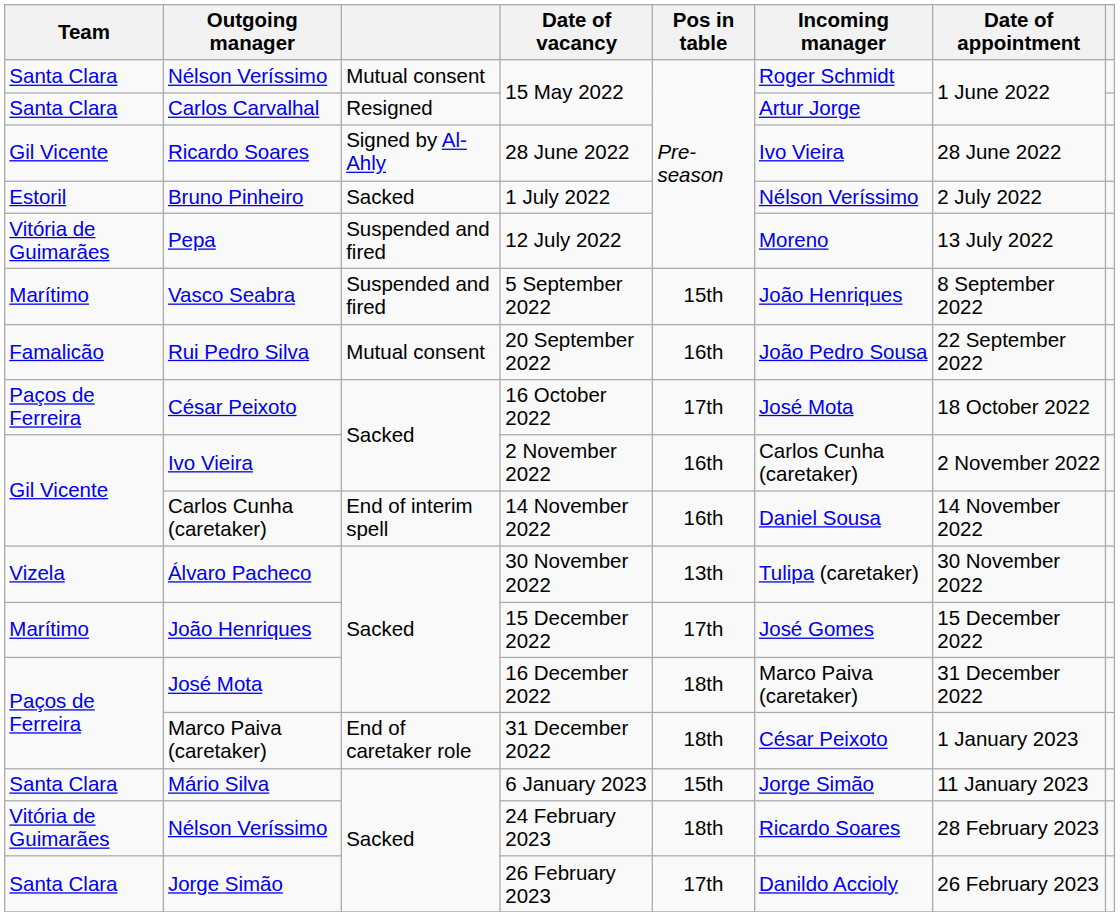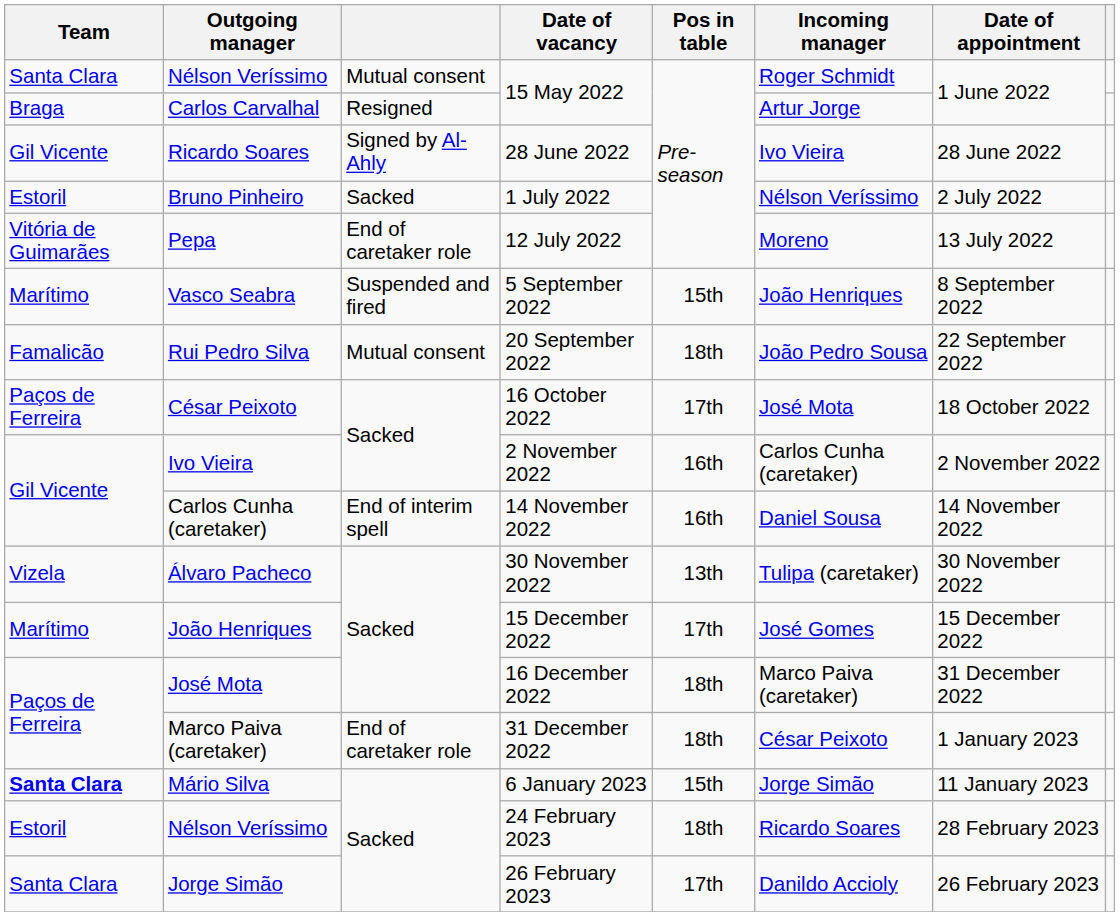(63, 108) Santa Clara -> (37, 108) Braga
(418, 240) Suspended and fired -> (409, 240) End of caretaker role
(704, 351) 16th -> (704, 351) 18th
(63, 784) normal -> (66, 784) bold
(59, 828) Vitória de Guimarães -> (38, 828) Estoril
